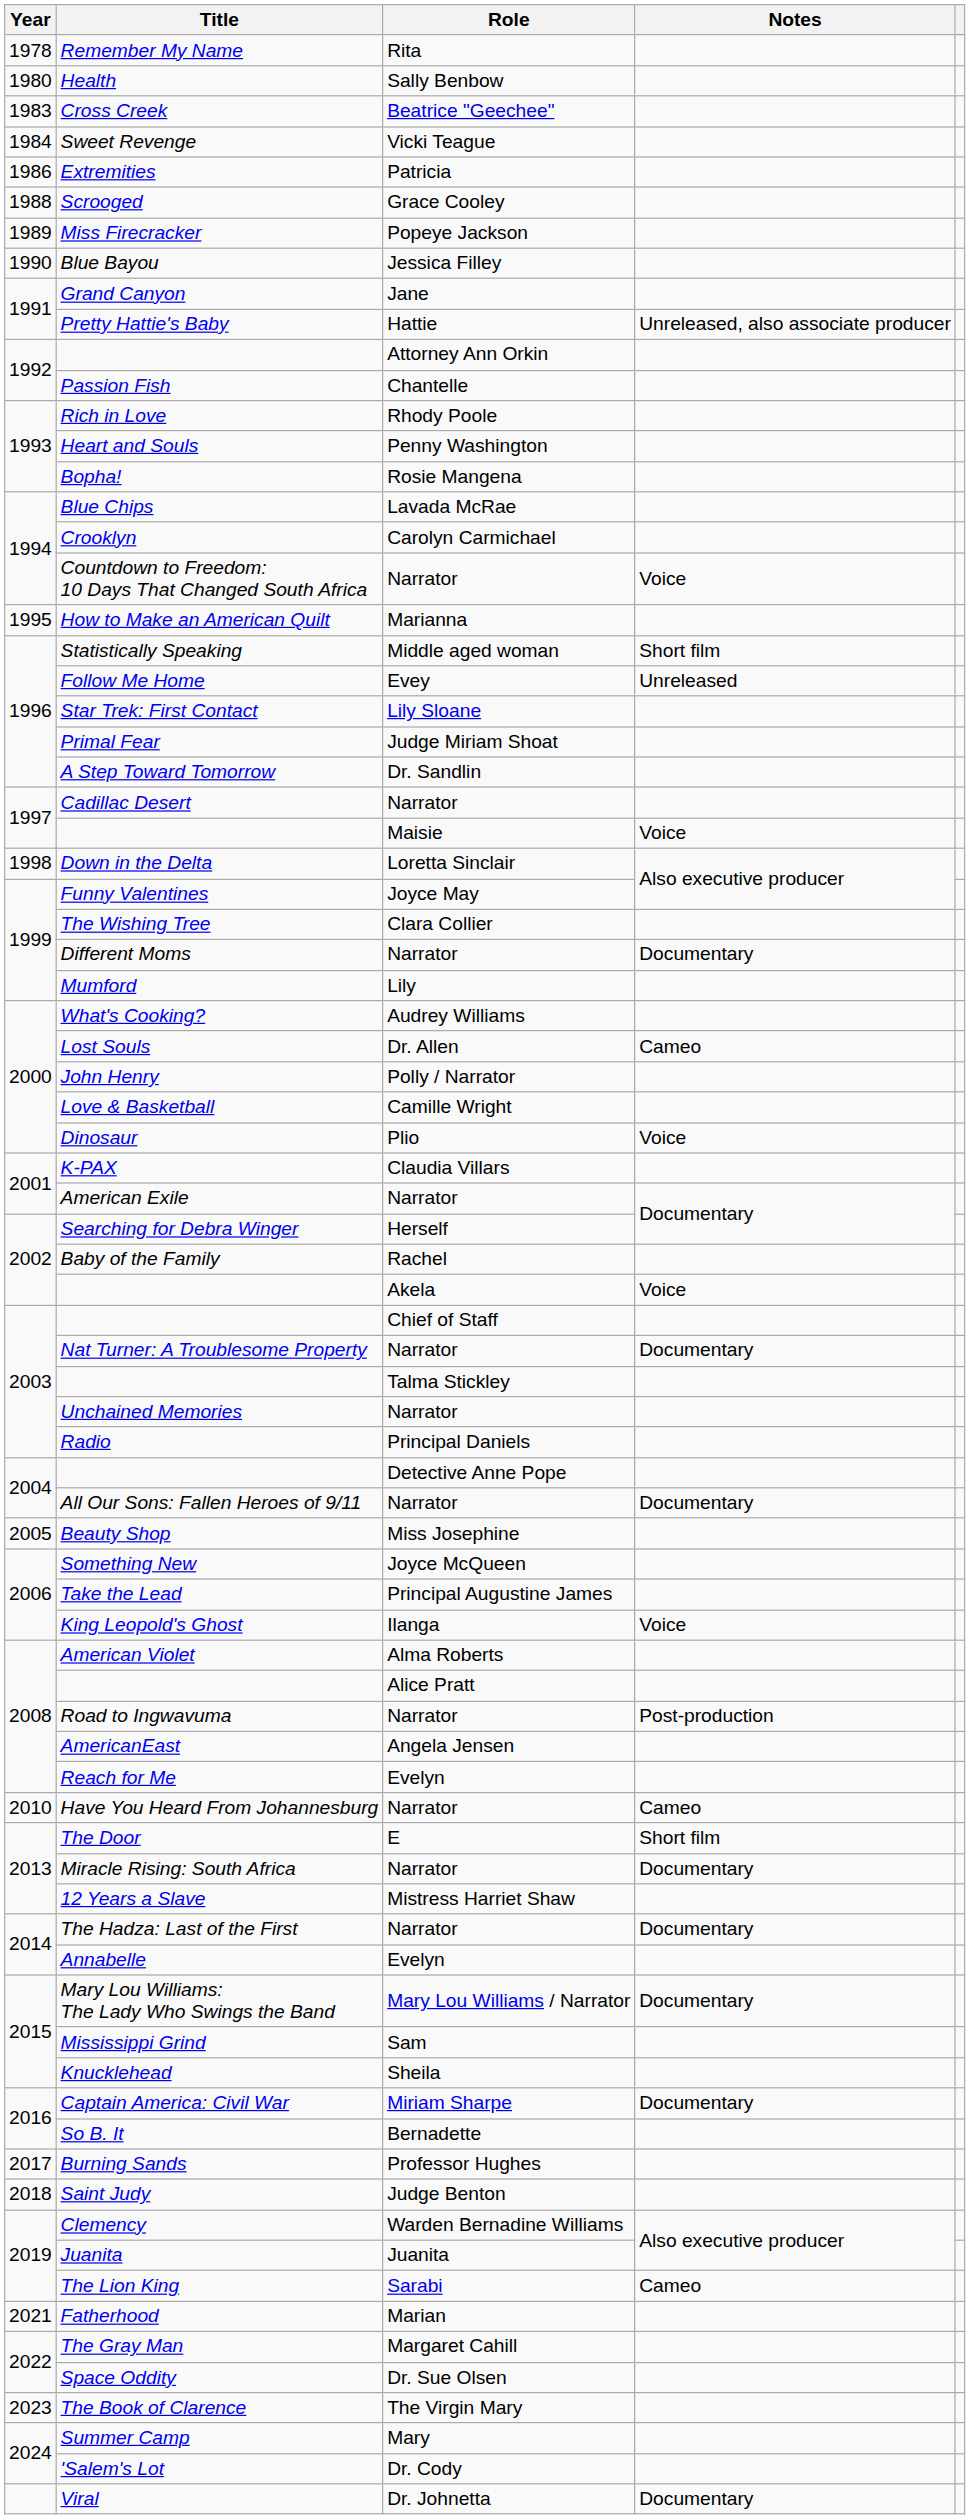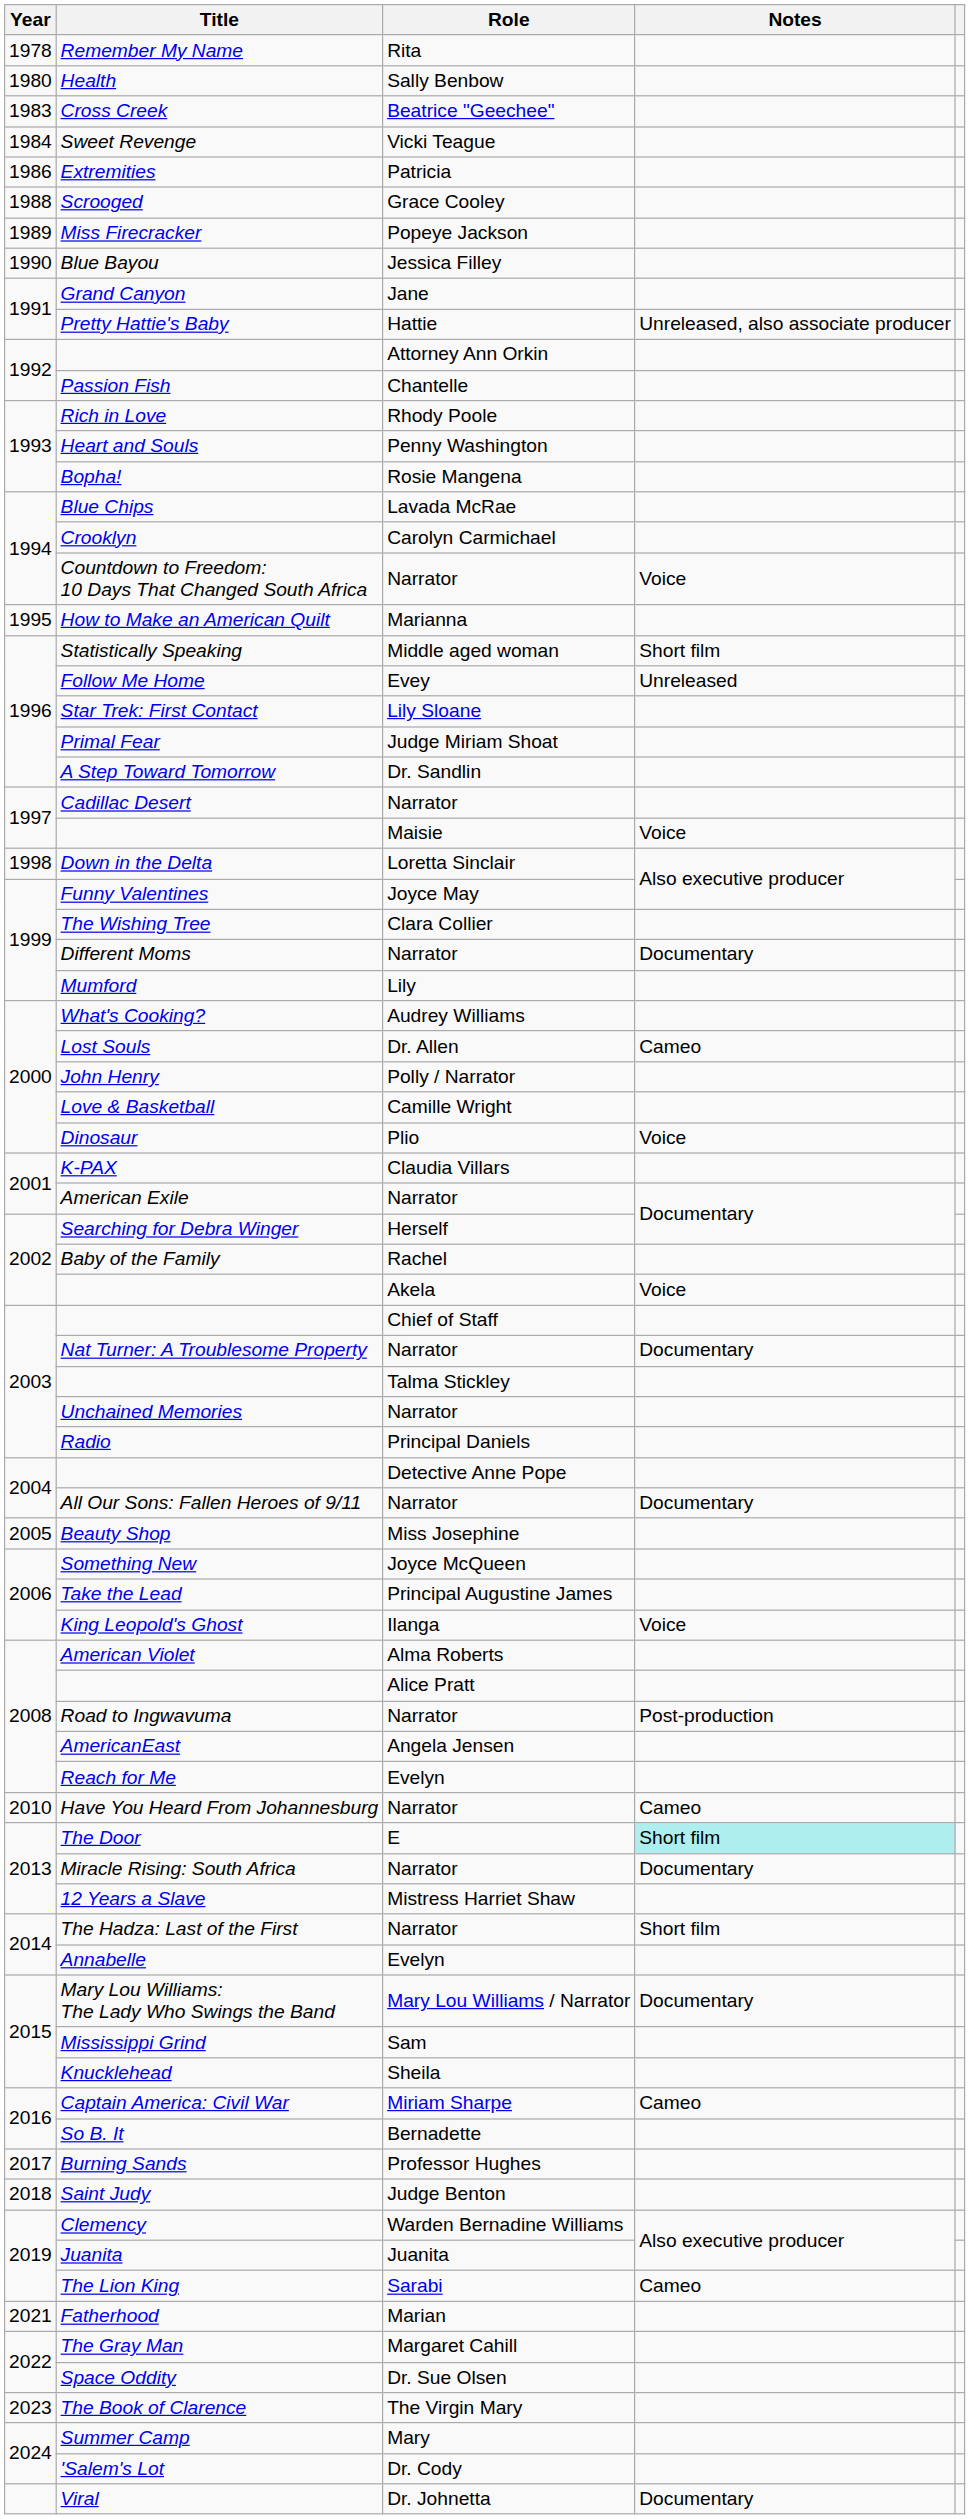(680, 1837) no background -> (680, 1837) paleturquoise background
(696, 1929) Documentary -> (680, 1929) Short film
(696, 2103) Documentary -> (670, 2103) Cameo
